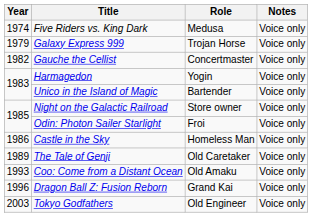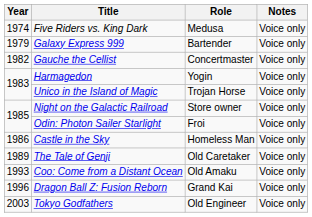(216, 44) Trojan Horse -> (210, 44) Bartender
(210, 92) Bartender -> (216, 92) Trojan Horse
